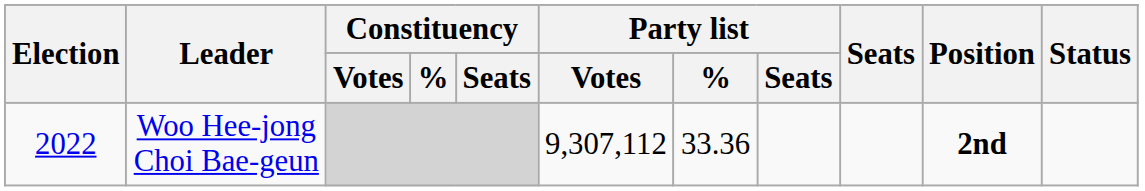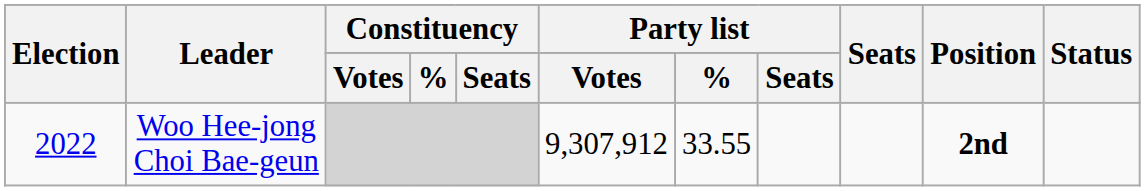(606, 143) 9,307,112 -> (606, 143) 9,307,912
(716, 143) 33.36 -> (717, 143) 33.55
